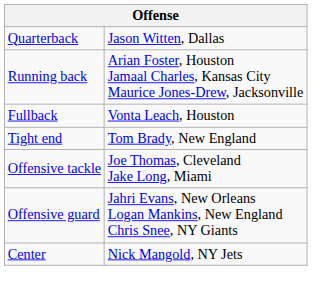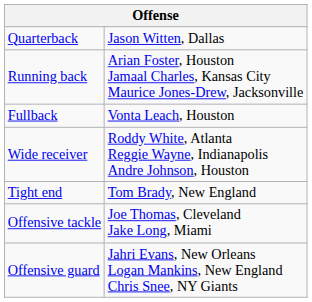+ row: (48, 154)
- row: (27, 253)
